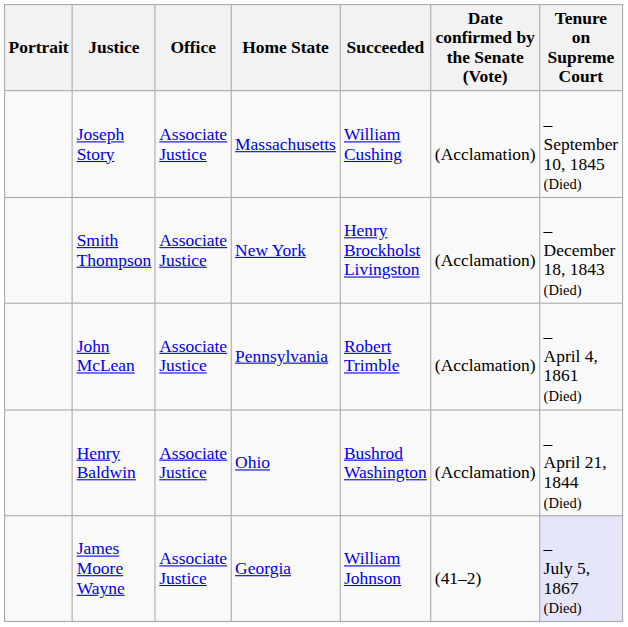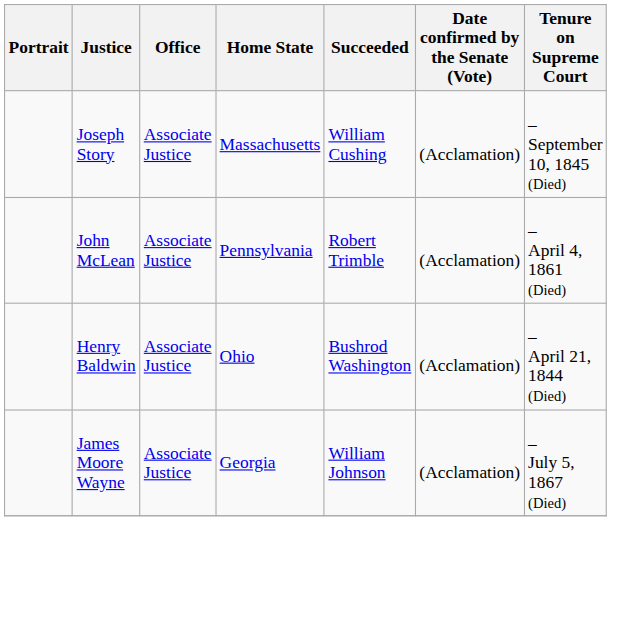- row: (114, 250)
(458, 578) (41–2) -> (470, 472) (Acclamation)
(567, 578) lavender background -> (551, 472) no background
